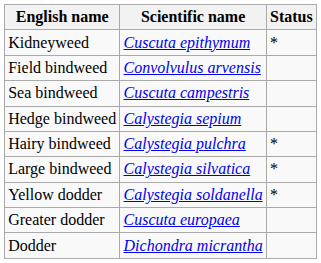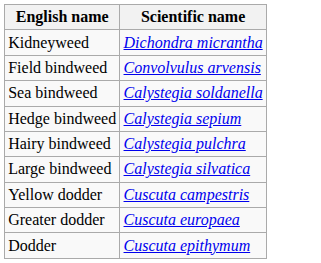- column: (291, 17)
(187, 42) Cuscuta epithymum -> (193, 42) Dichondra micrantha
(186, 93) Cuscuta campestris -> (193, 93) Calystegia soldanella
(193, 194) Calystegia soldanella -> (186, 194) Cuscuta campestris
(193, 245) Dichondra micrantha -> (187, 245) Cuscuta epithymum
